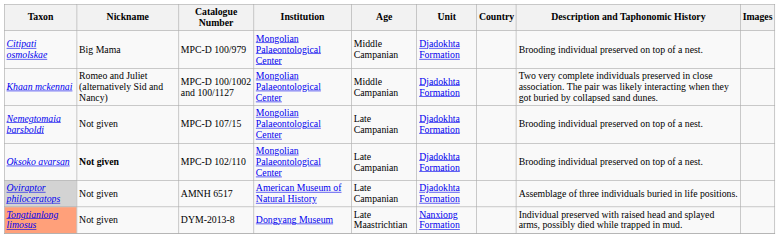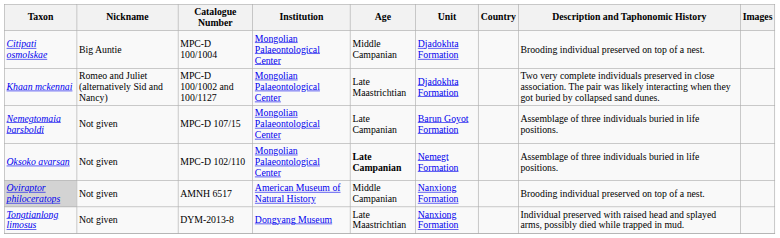+ row: (199, 49)
- row: (214, 49)
(376, 87) Middle Campanian -> (379, 87) Late Maastrichtian
(440, 124) Djadokhta Formation -> (443, 124) Barun Goyot Formation
(611, 124) Brooding individual preserved on top of a nest. -> (610, 124) Assemblage of three individuals buried in life positions.
(99, 161) bold -> (98, 161) normal
(376, 161) normal -> (377, 161) bold
(440, 161) Djadokhta Formation -> (438, 161) Nemegt Formation
(611, 161) Brooding individual preserved on top of a nest. -> (610, 161) Assemblage of three individuals buried in life positions.
(376, 193) Late Campanian -> (375, 193) Middle Campanian
(440, 193) Djadokhta Formation -> (438, 193) Nanxiong Formation
(628, 193) Assemblage of three individuals buried in life positions. -> (613, 193) Brooding individual preserved on top of a nest.
(32, 220) lightsalmon background -> (32, 220) no background
